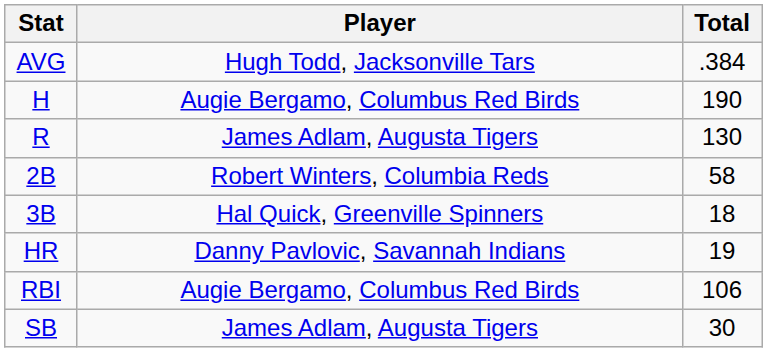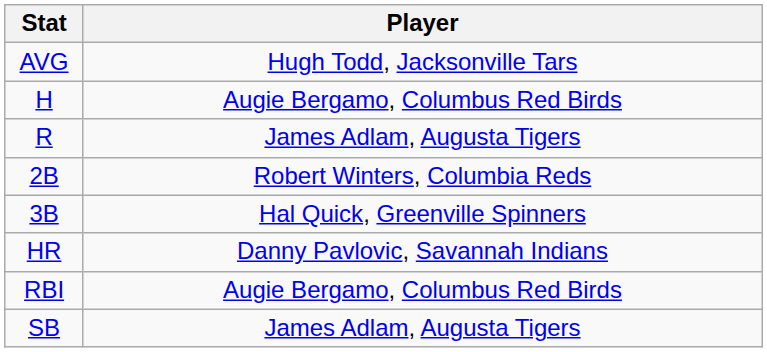- column: (722, 23)
